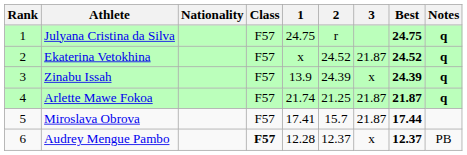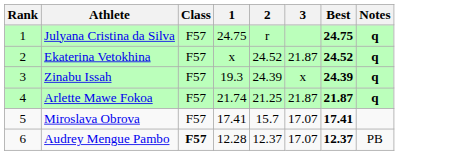- column: (212, 14)
(300, 77) 13.9 -> (232, 77) 19.3
(372, 118) 21.87 -> (303, 118) 17.07
(407, 118) 17.44 -> (338, 118) 17.41
(372, 139) x -> (303, 139) 17.07
